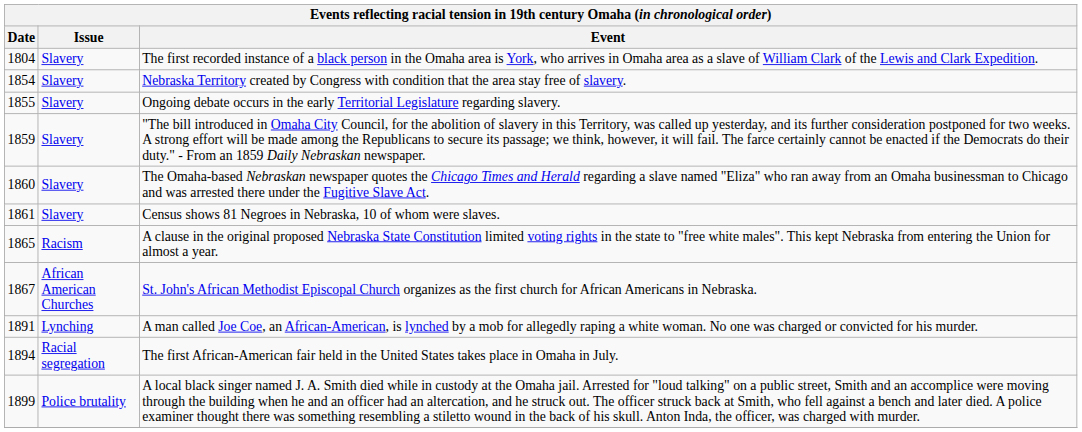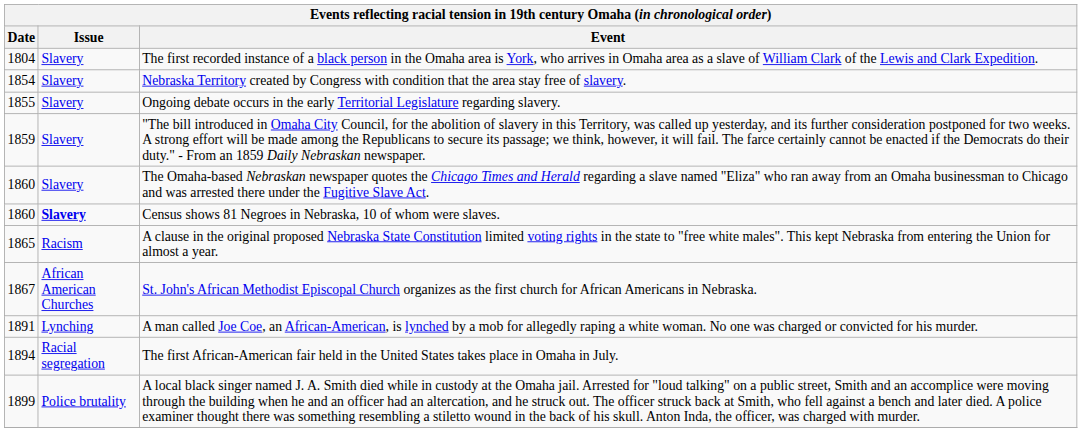(21, 214) 1861 -> (21, 214) 1860
(62, 214) normal -> (64, 214) bold
